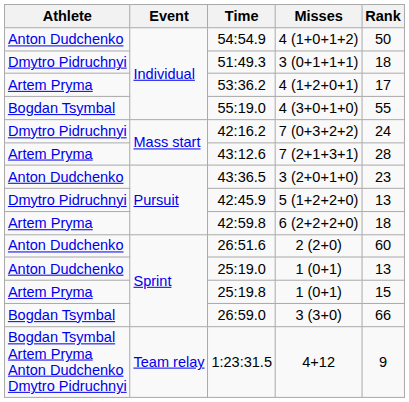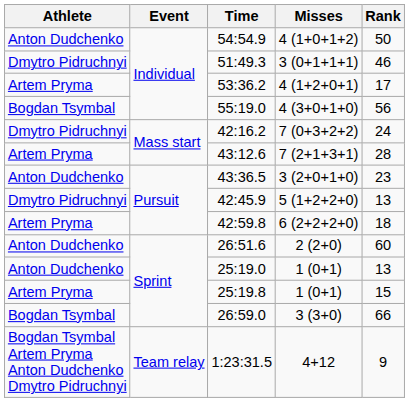(383, 62) 18 -> (383, 62) 46
(383, 108) 55 -> (383, 108) 56
